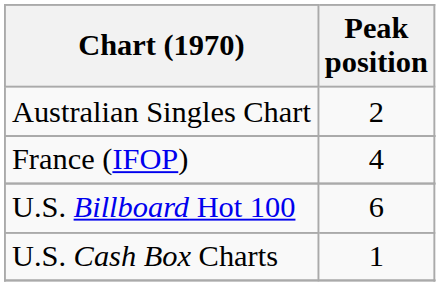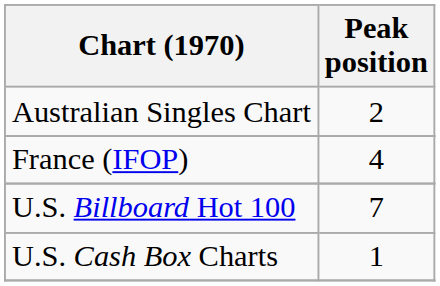(376, 207) 6 -> (376, 207) 7
